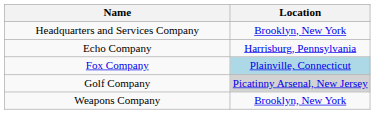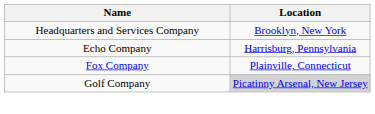(300, 65) lightblue background -> (300, 65) no background
- row: (117, 100)
